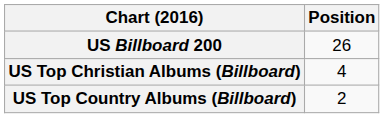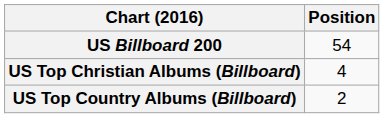(342, 44) 26 -> (342, 44) 54
